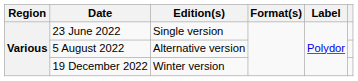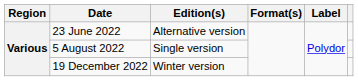(188, 31) Single version -> (199, 31) Alternative version
(199, 48) Alternative version -> (188, 48) Single version
